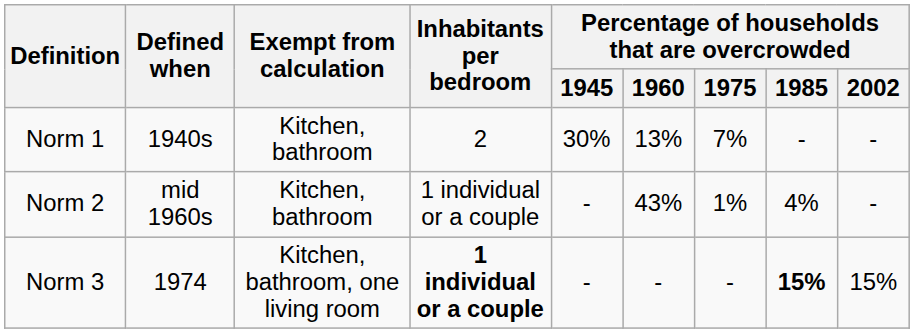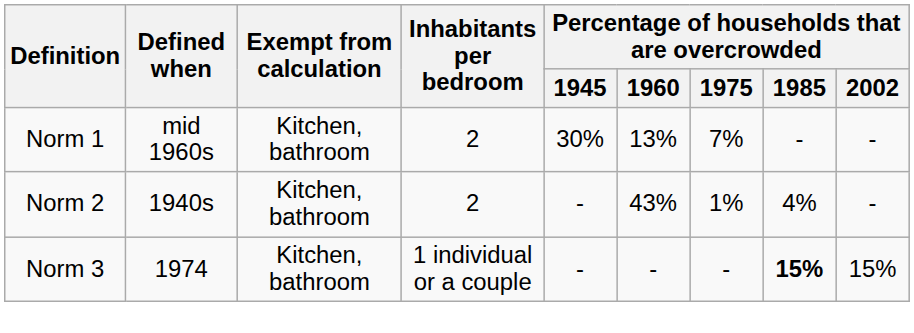(180, 139) 1940s -> (181, 139) mid 1960s
(180, 203) mid 1960s -> (181, 203) 1940s
(480, 203) 1 individual or a couple -> (473, 203) 2
(322, 281) Kitchen, bathroom, one living room -> (319, 268) Kitchen, bathroom
(480, 281) bold -> (473, 268) normal
